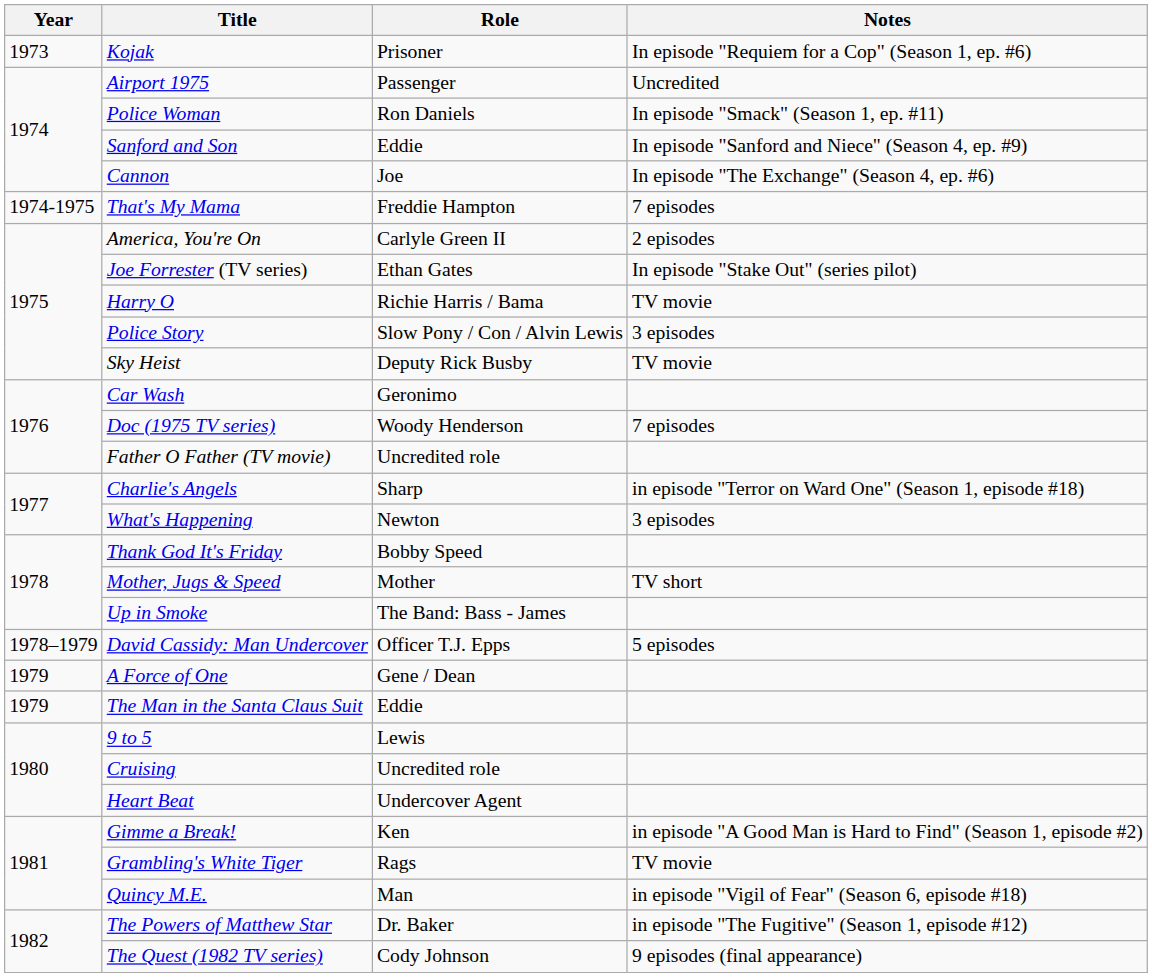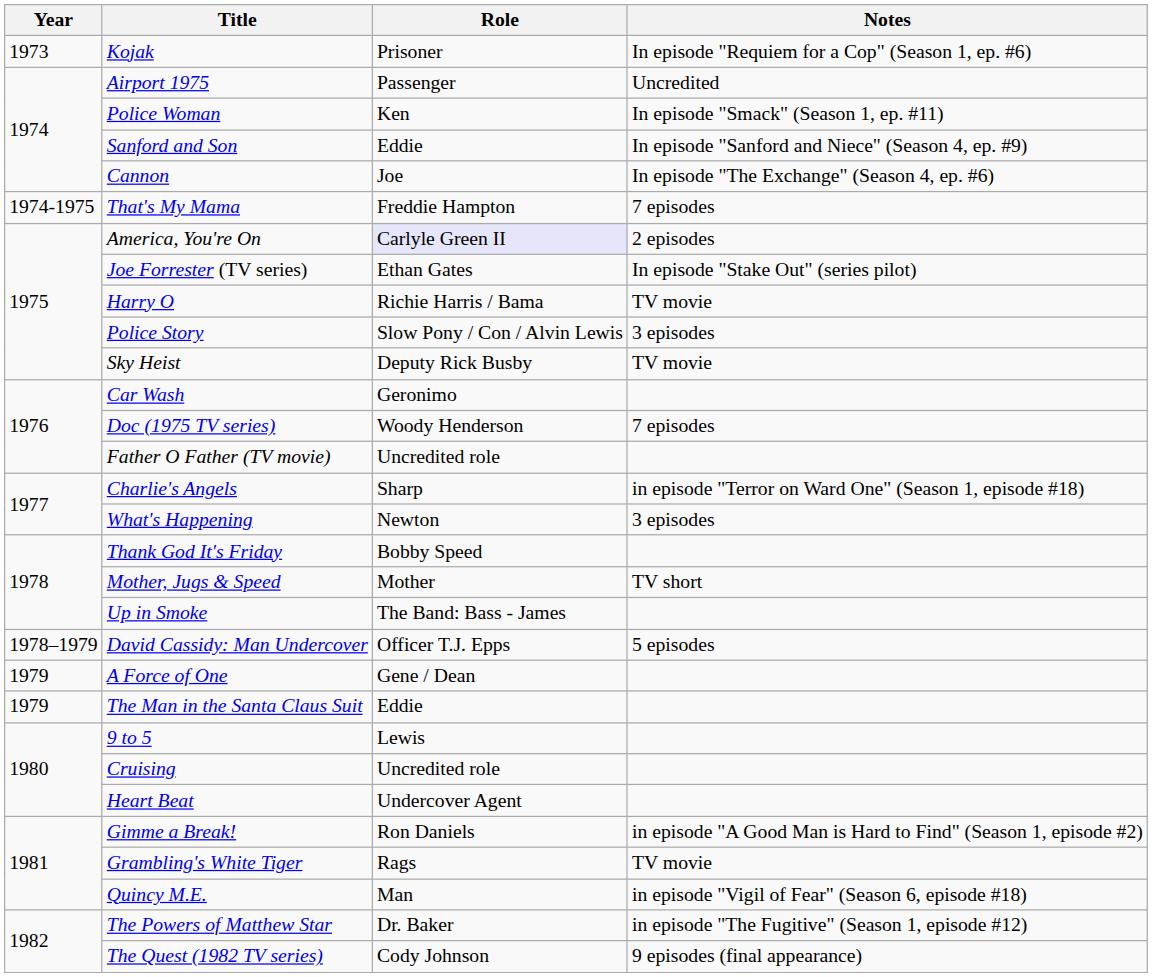(426, 113) Ron Daniels -> (393, 113) Ken
(441, 238) no background -> (441, 238) lavender background
(393, 831) Ken -> (426, 831) Ron Daniels
